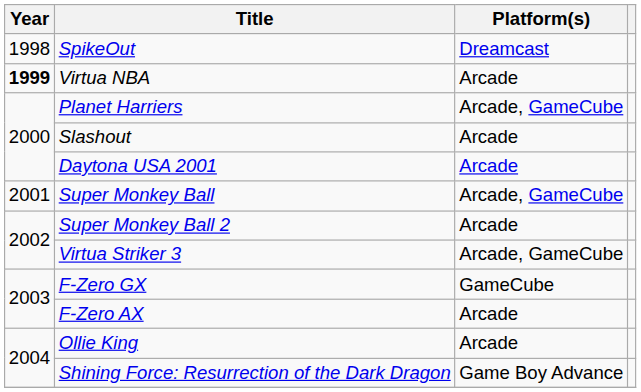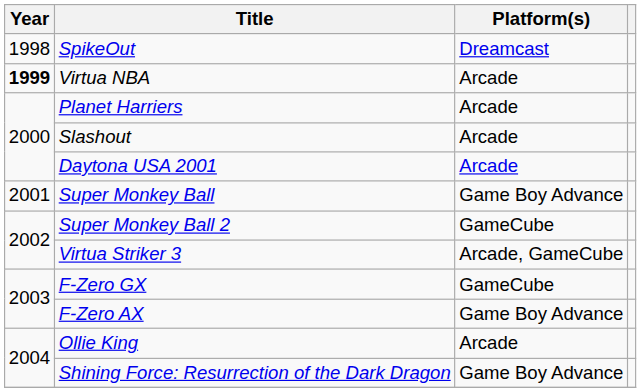(541, 107) Arcade, GameCube -> (489, 107) Arcade
(541, 195) Arcade, GameCube -> (541, 195) Game Boy Advance
(489, 225) Arcade -> (507, 225) GameCube
(489, 313) Arcade -> (541, 313) Game Boy Advance
